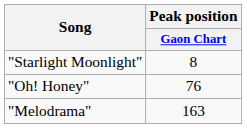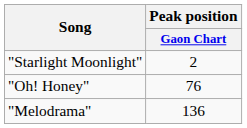(193, 62) 8 -> (193, 62) 2
(193, 111) 163 -> (193, 111) 136
